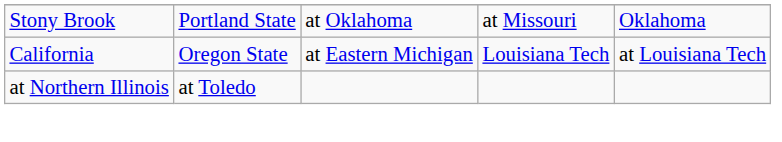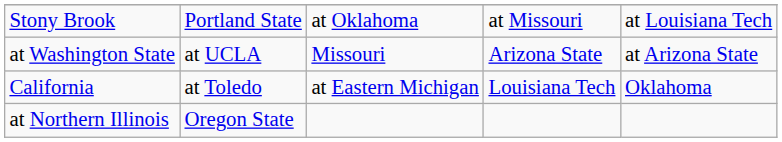(662, 20) Oklahoma -> (699, 20) at Louisiana Tech
+ row: (92, 53)
(233, 53) Oregon State -> (223, 86) at Toledo
(693, 53) at Louisiana Tech -> (668, 86) Oklahoma
(217, 86) at Toledo -> (239, 119) Oregon State
